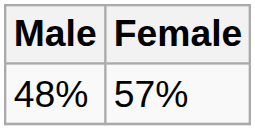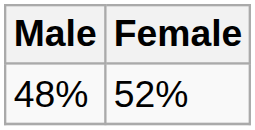(151, 93) 57% -> (151, 93) 52%
